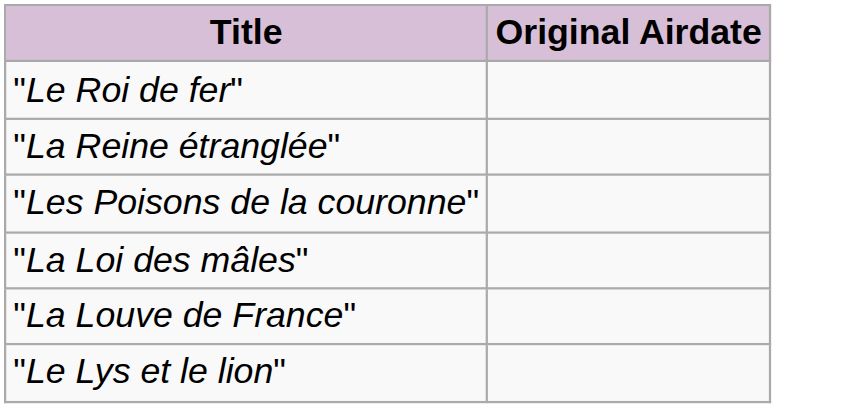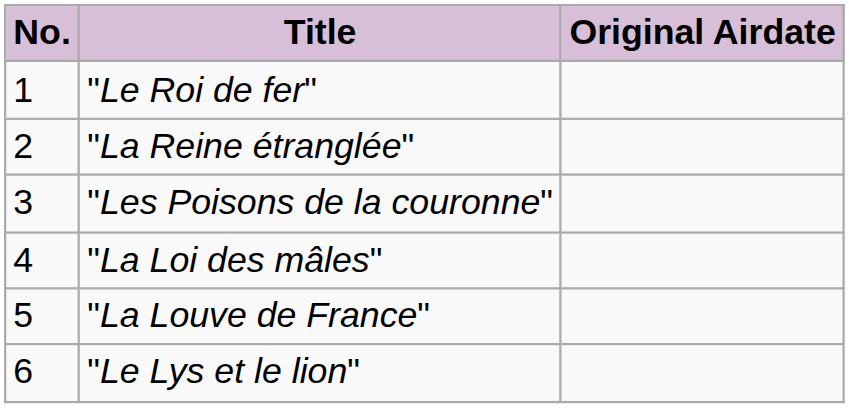+ column: (42, 32)
